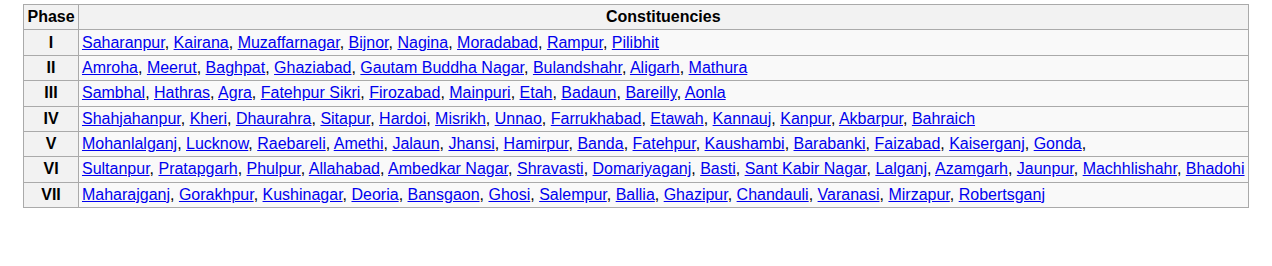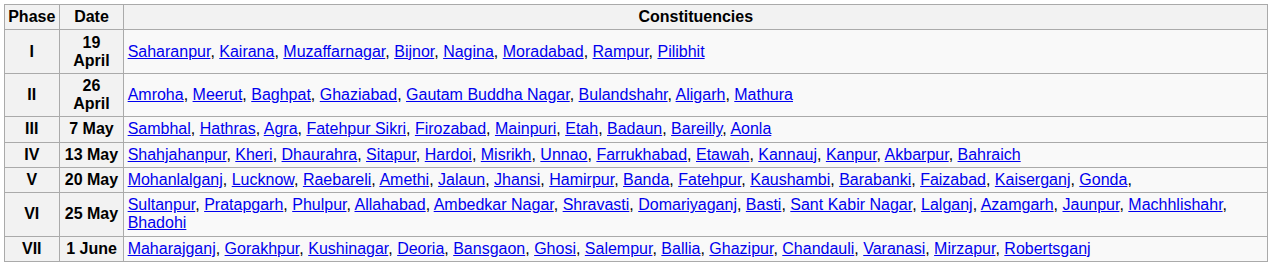+ column: (91, 17)
